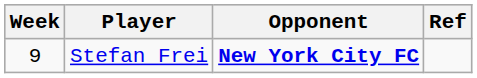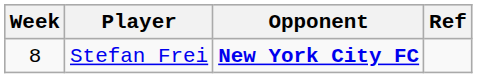(35, 56) 9 -> (35, 56) 8
